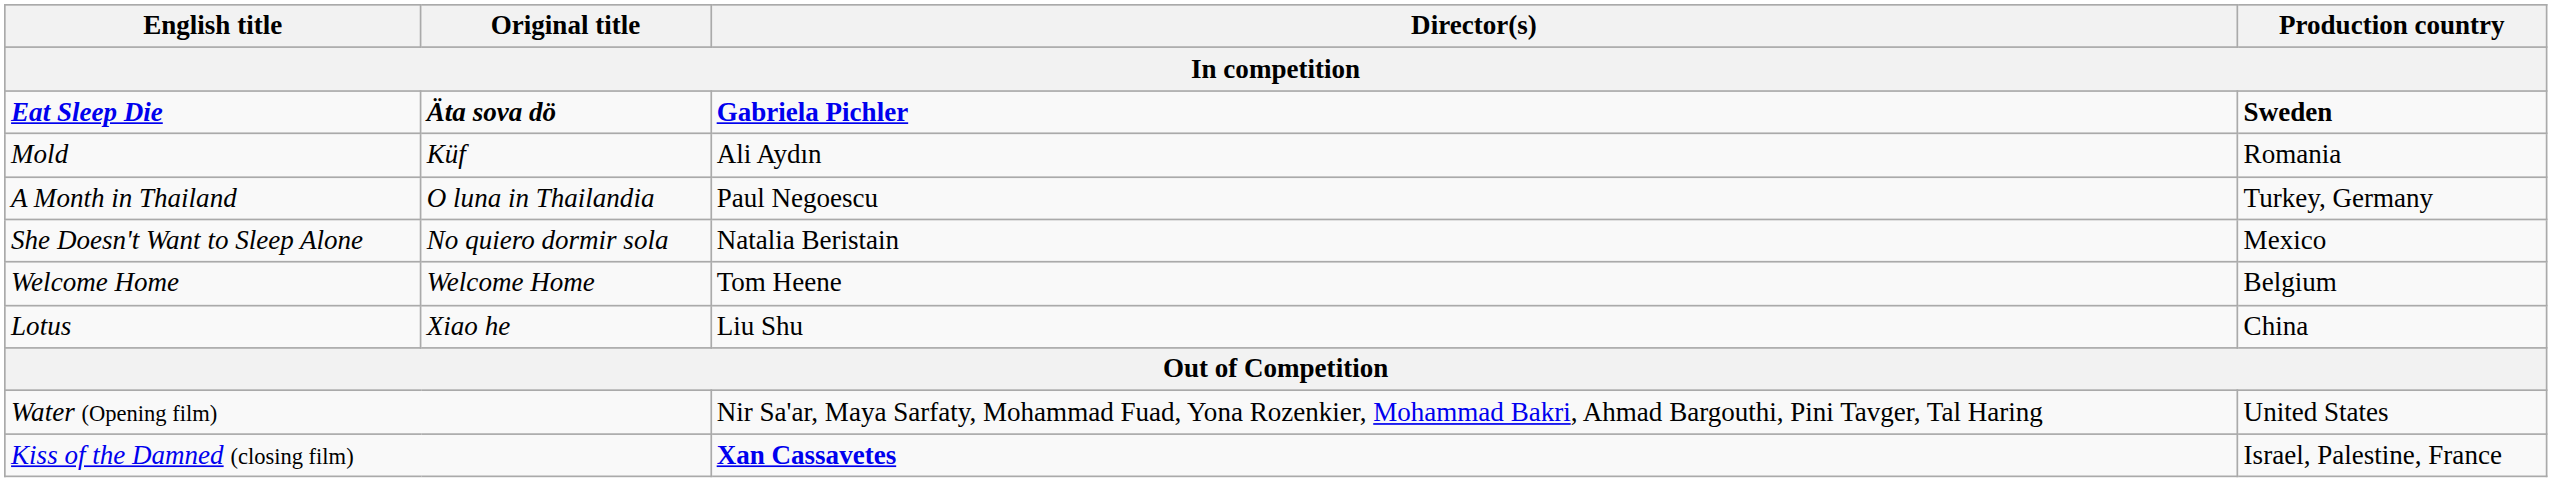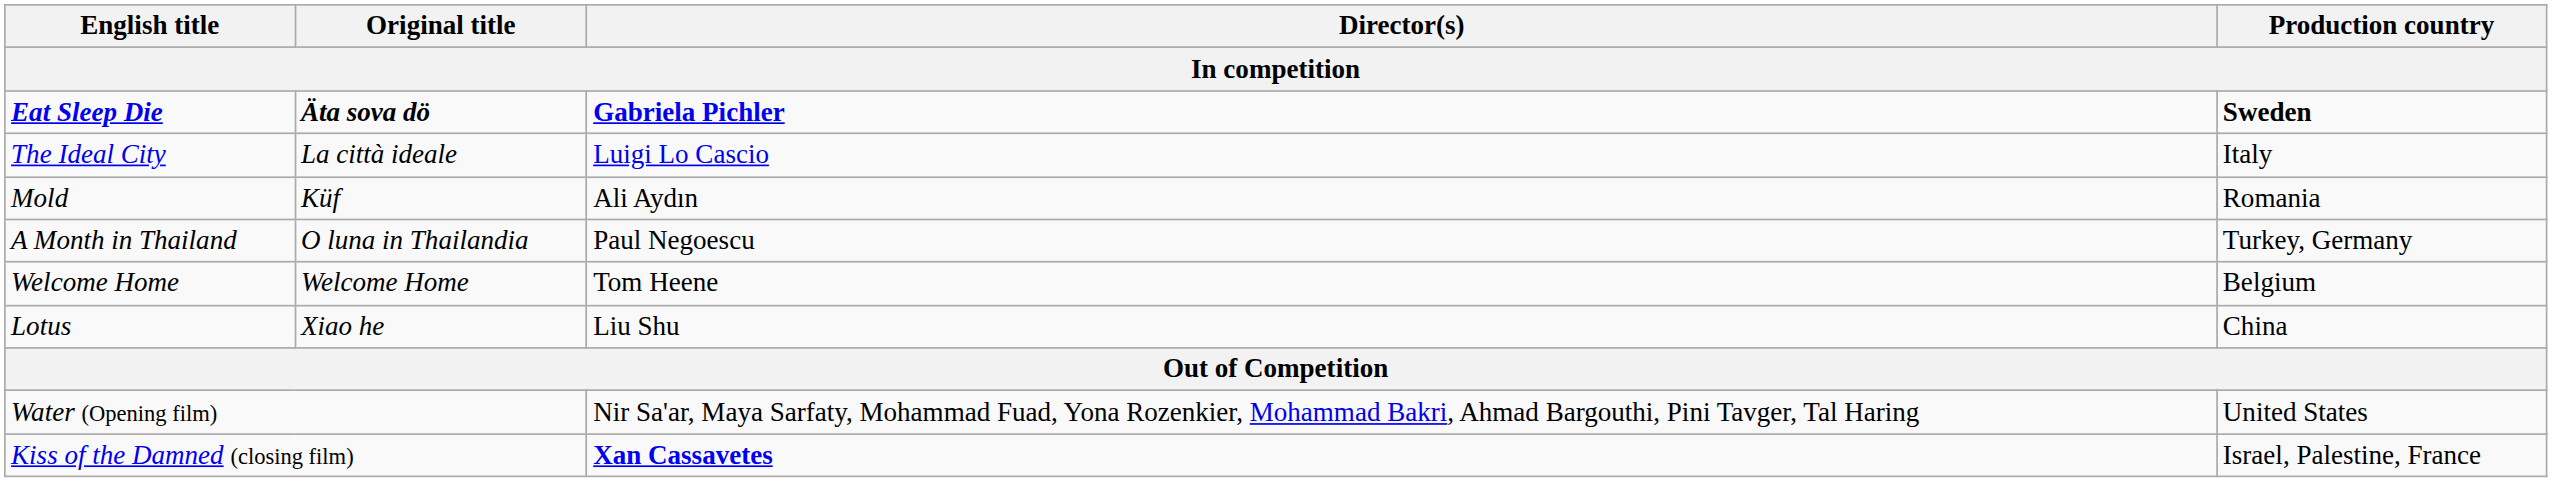+ row: (88, 154)
- row: (187, 240)
